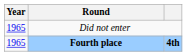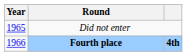(16, 44) 1965 -> (16, 44) 1966
